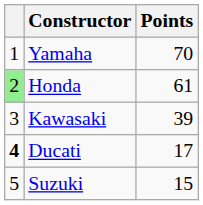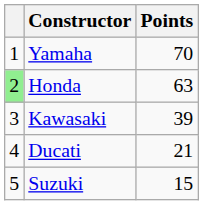(183, 86) 61 -> (183, 86) 63
(14, 151) bold -> (14, 151) normal
(183, 151) 17 -> (183, 151) 21
